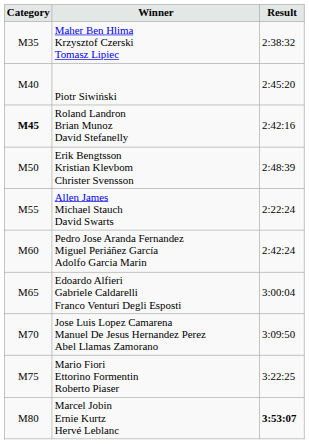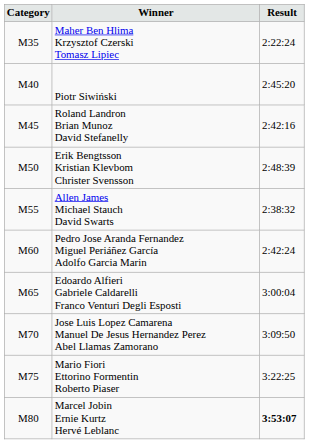(279, 42) 2:38:32 -> (279, 42) 2:22:24
(28, 126) bold -> (28, 126) normal
(279, 209) 2:22:24 -> (279, 209) 2:38:32
